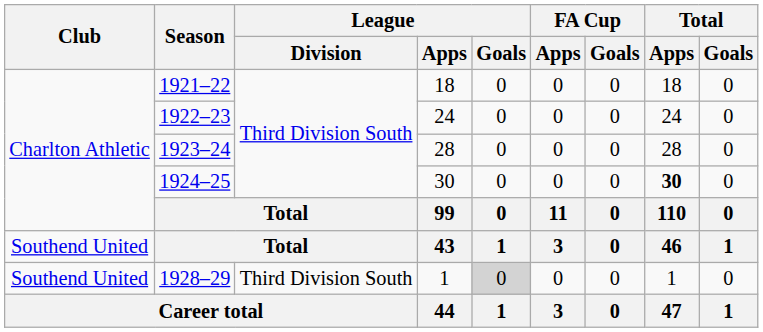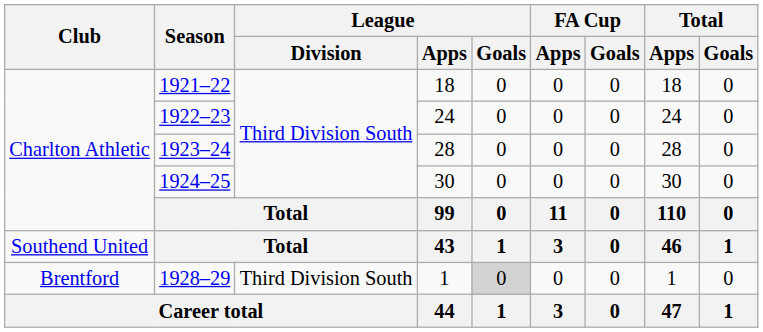(672, 181) bold -> (672, 181) normal
(80, 278) Southend United -> (80, 278) Brentford
